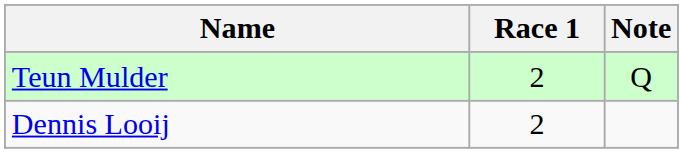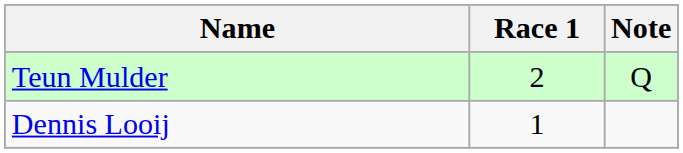(537, 123) 2 -> (537, 123) 1
